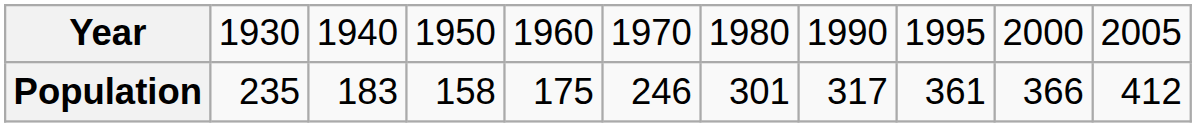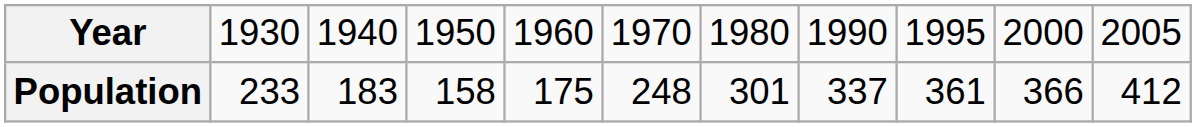(270, 91) 235 -> (270, 91) 233
(661, 91) 246 -> (661, 91) 248
(857, 91) 317 -> (857, 91) 337
